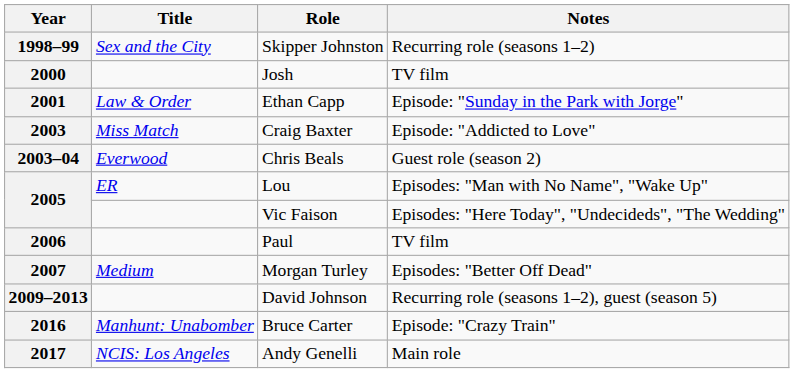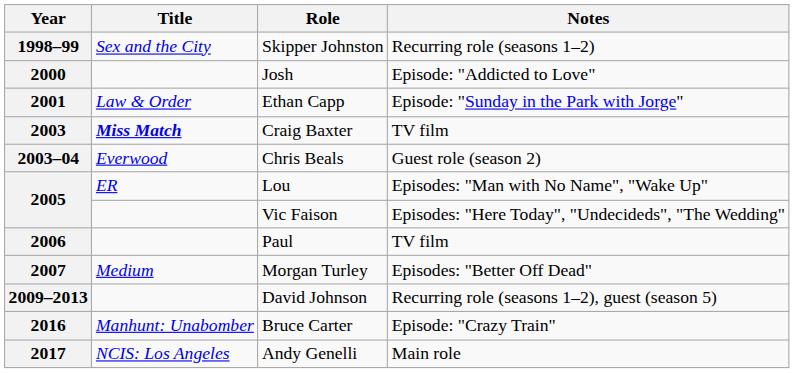(420, 74) TV film -> (494, 74) Episode: "Addicted to Love"
(137, 130) normal -> (139, 130) bold
(494, 130) Episode: "Addicted to Love" -> (420, 130) TV film
